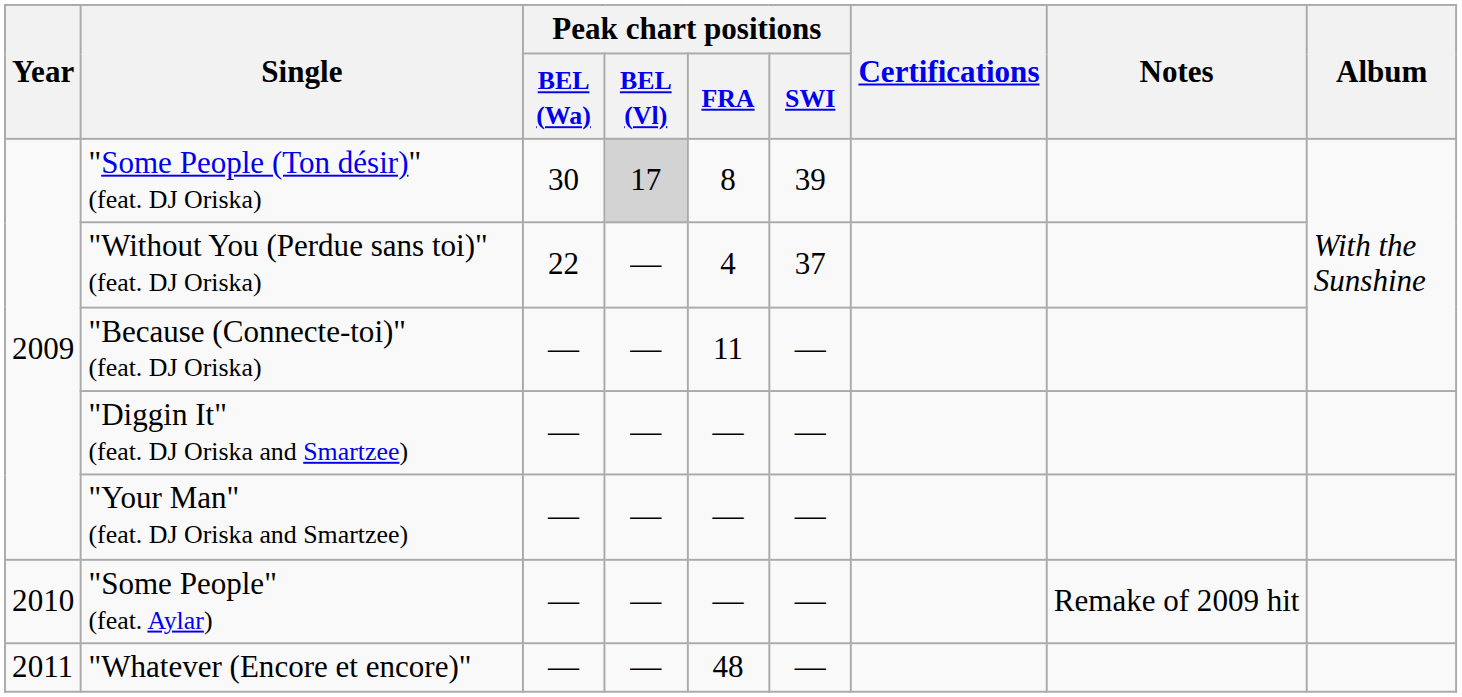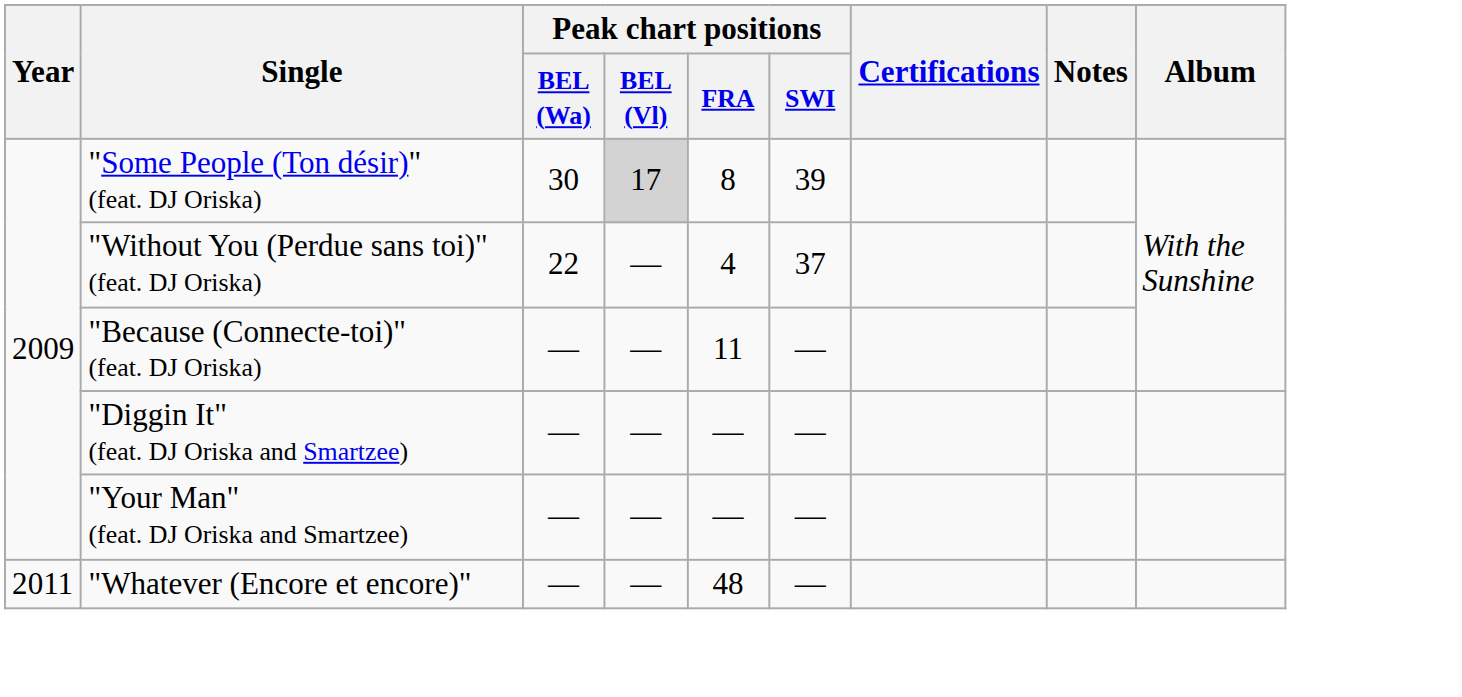- row: (183, 600)
